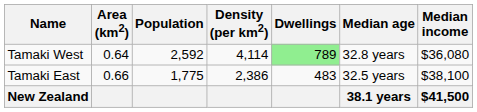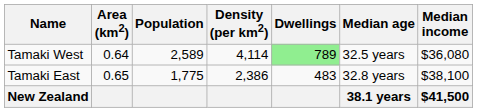(187, 54) 2,592 -> (187, 54) 2,589
(374, 54) 32.8 years -> (374, 54) 32.5 years
(116, 75) 0.66 -> (116, 75) 0.65
(374, 75) 32.5 years -> (374, 75) 32.8 years
